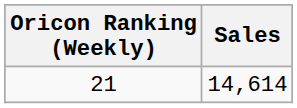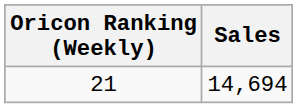(248, 85) 14,614 -> (248, 85) 14,694
